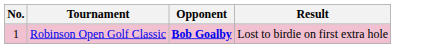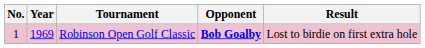+ column: (42, 14)
